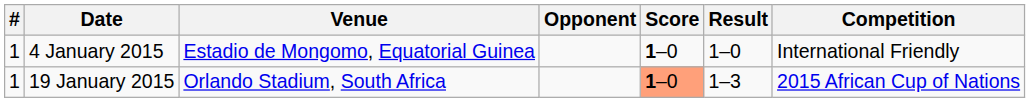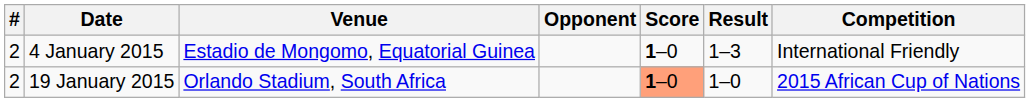(15, 50) 1 -> (15, 50) 2
(725, 50) 1–0 -> (725, 50) 1–3
(15, 81) 1 -> (15, 81) 2
(725, 81) 1–3 -> (725, 81) 1–0
